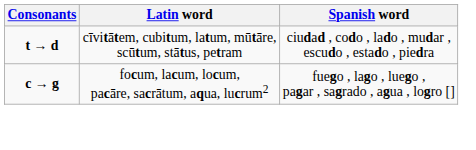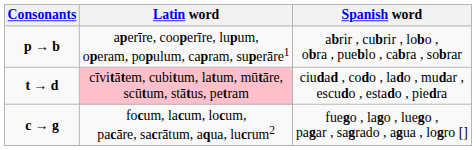+ row: (42, 46)
(180, 44) no background -> (186, 85) pink background
